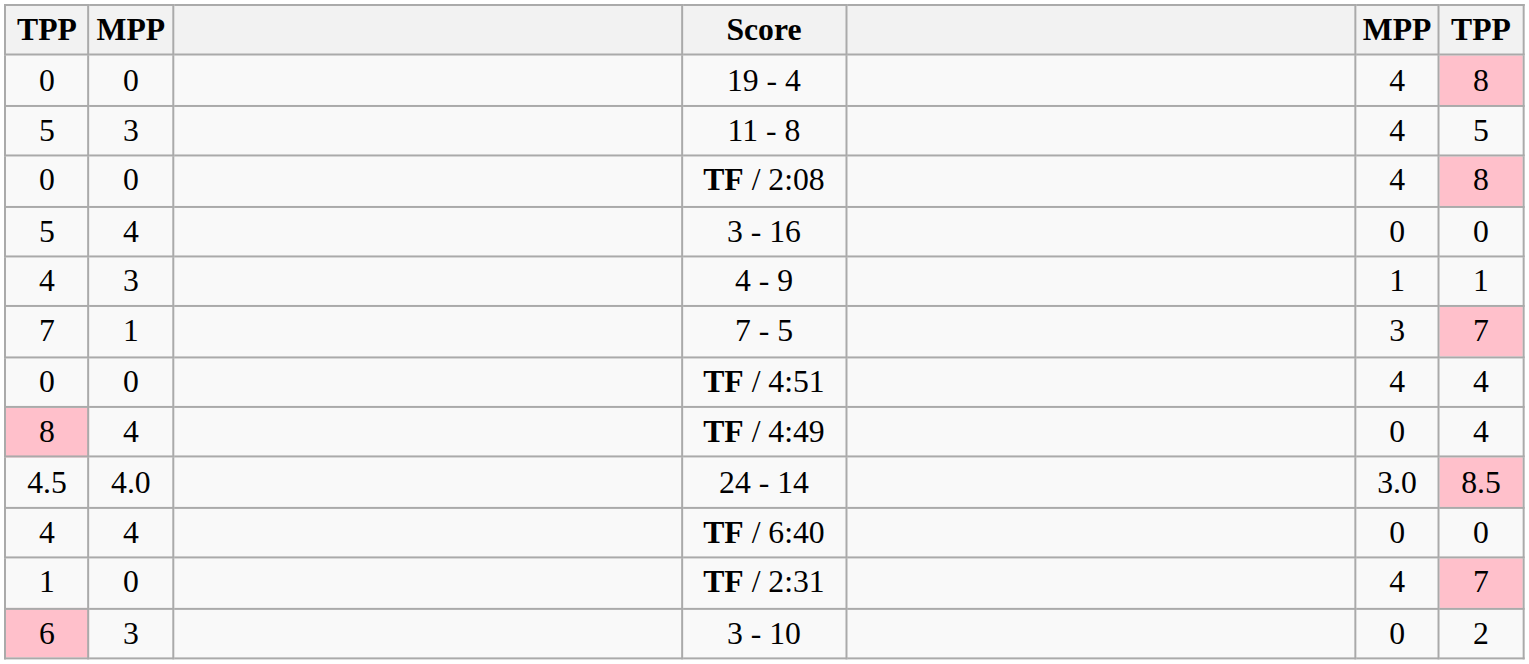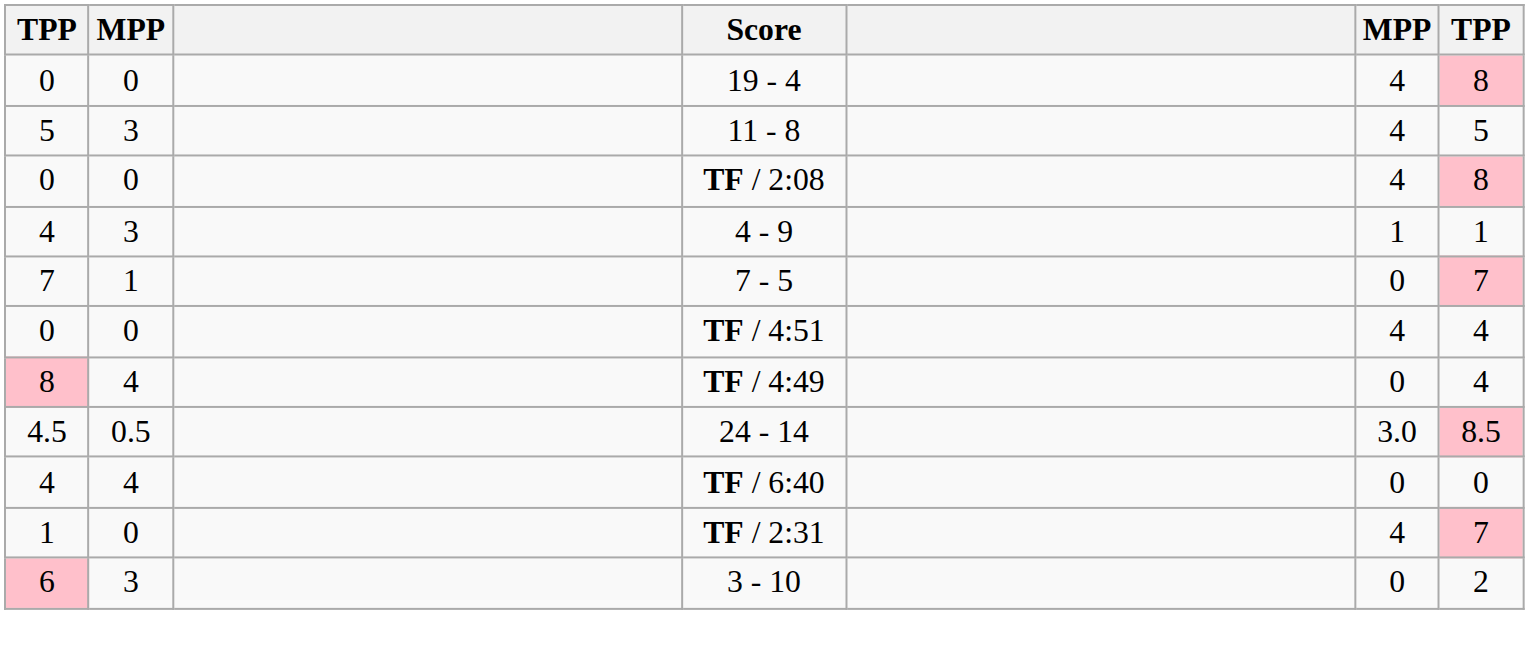- row: (764, 230)
(1397, 331) 3 -> (1397, 280) 0
(131, 481) 4.0 -> (131, 431) 0.5
